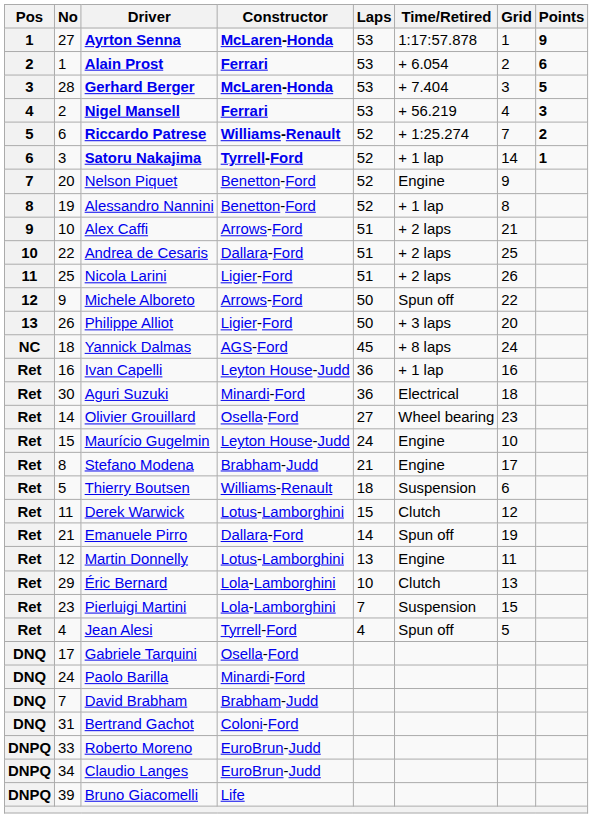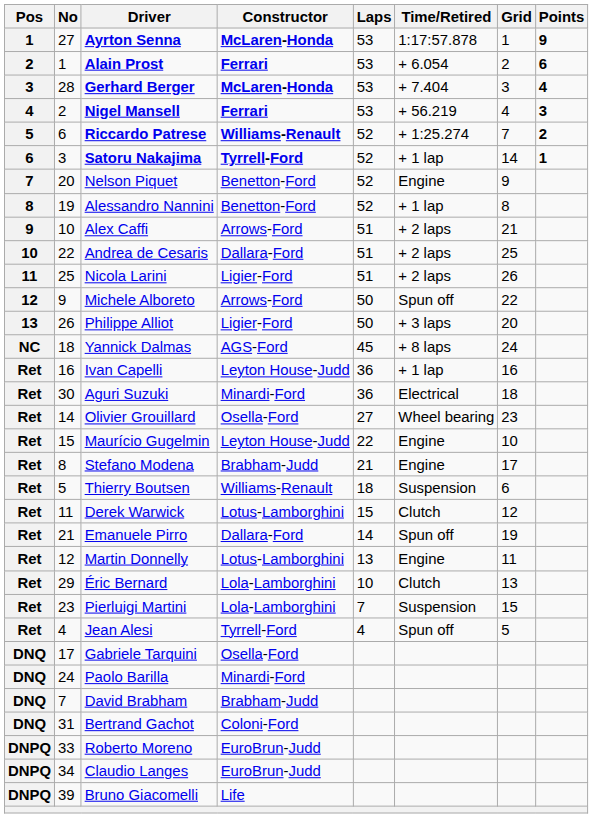(543, 87) 5 -> (543, 87) 4
(365, 441) 24 -> (365, 441) 22
